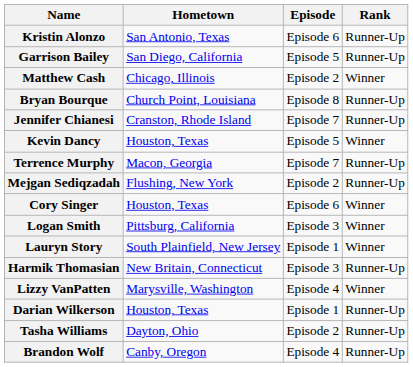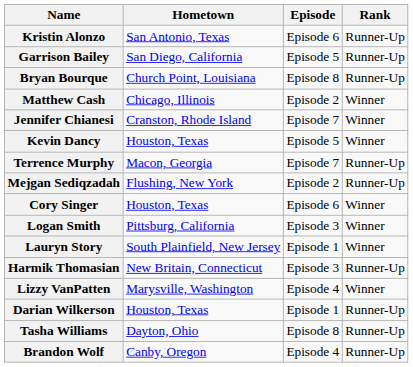rows swapped: (64, 99) <-> (64, 78)
(375, 120) Runner-Up -> (365, 120) Winner
(313, 330) Episode 2 -> (313, 330) Episode 8
